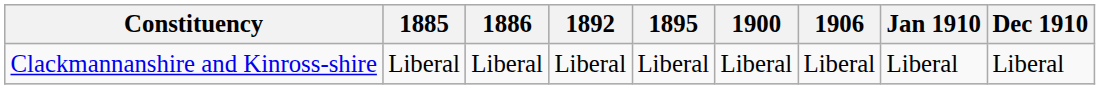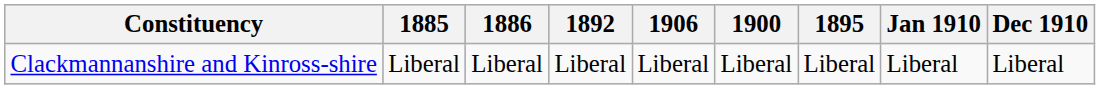columns swapped: (673, 24) <-> (839, 24)
